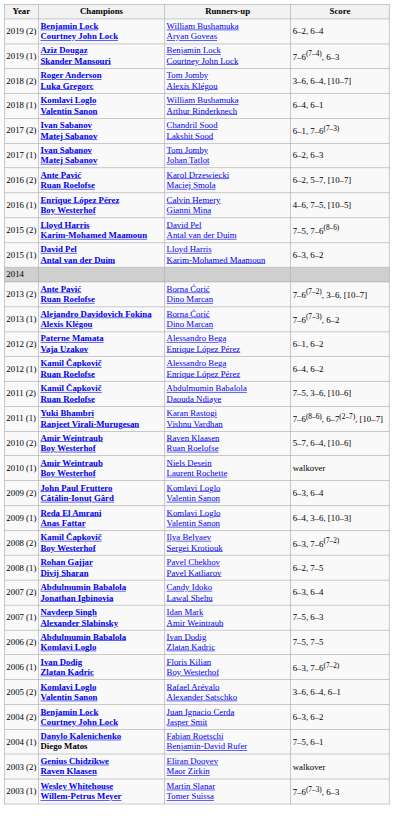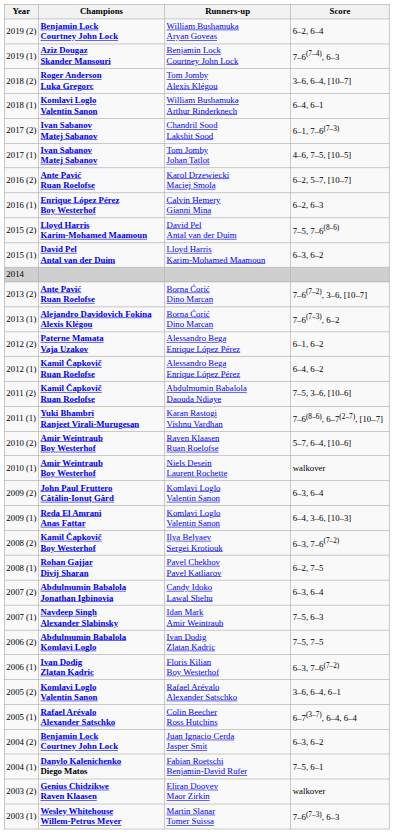(308, 156) 6–2, 6–3 -> (322, 156) 4–6, 7–5, [10–5]
(322, 205) 4–6, 7–5, [10–5] -> (308, 205) 6–2, 6–3
+ row: (21, 717)
